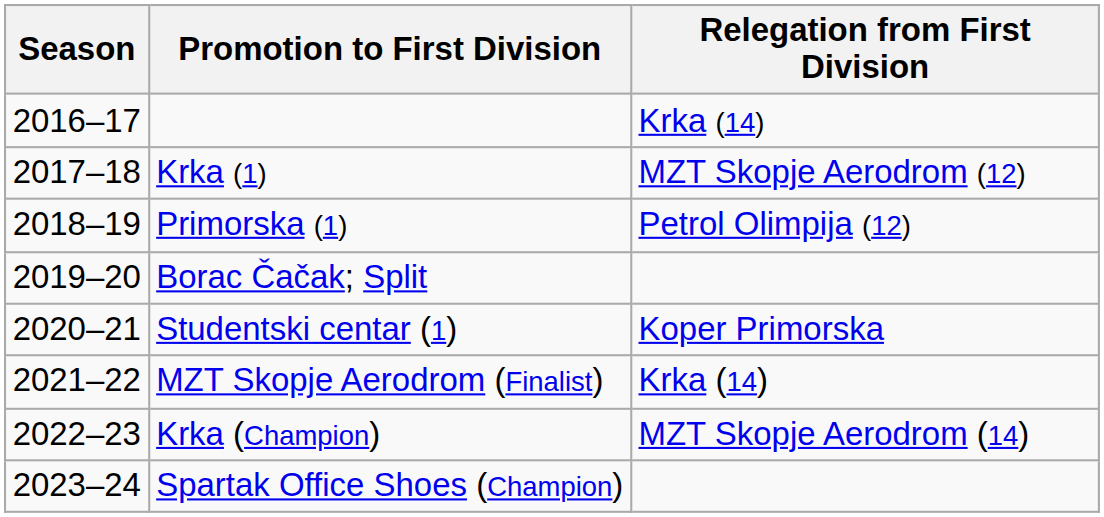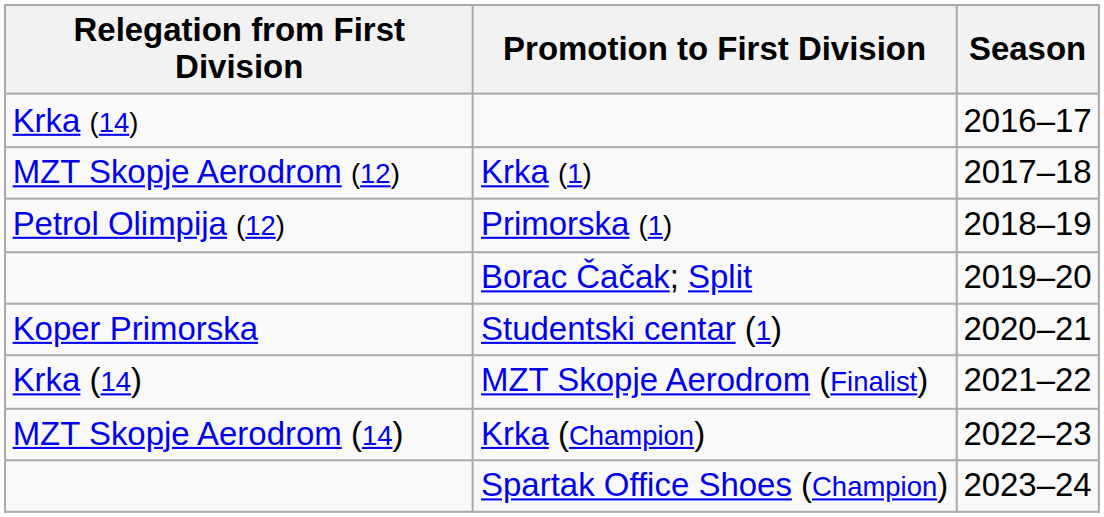columns swapped: (77, 49) <-> (865, 49)
